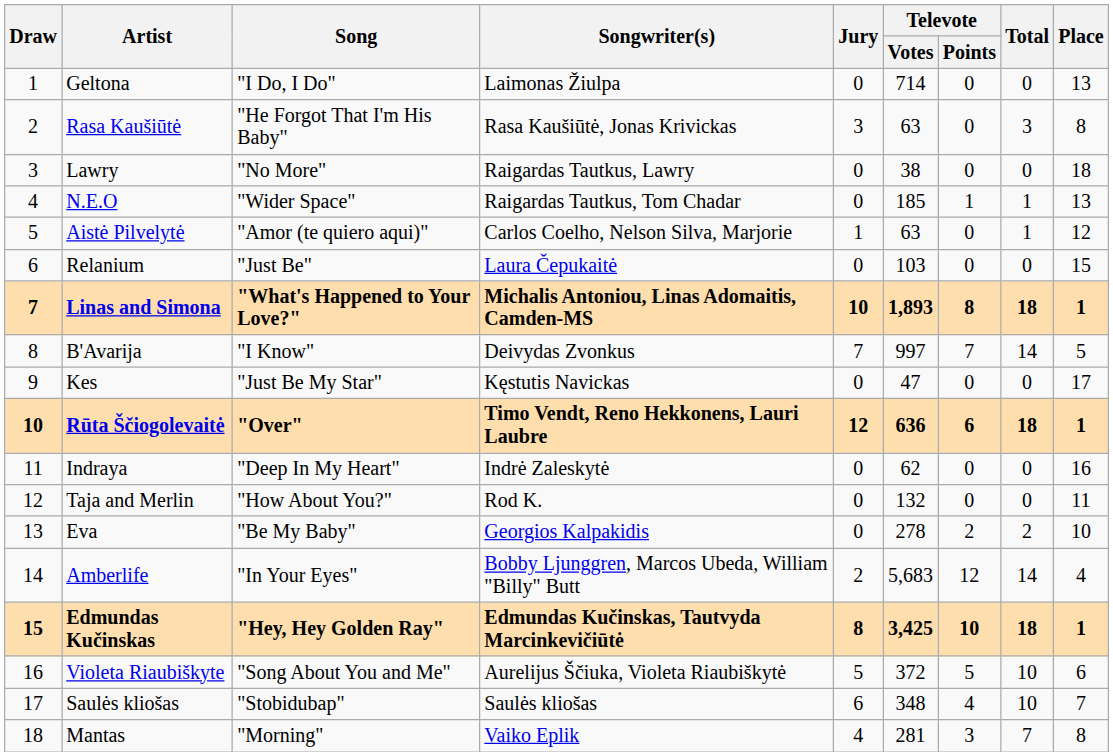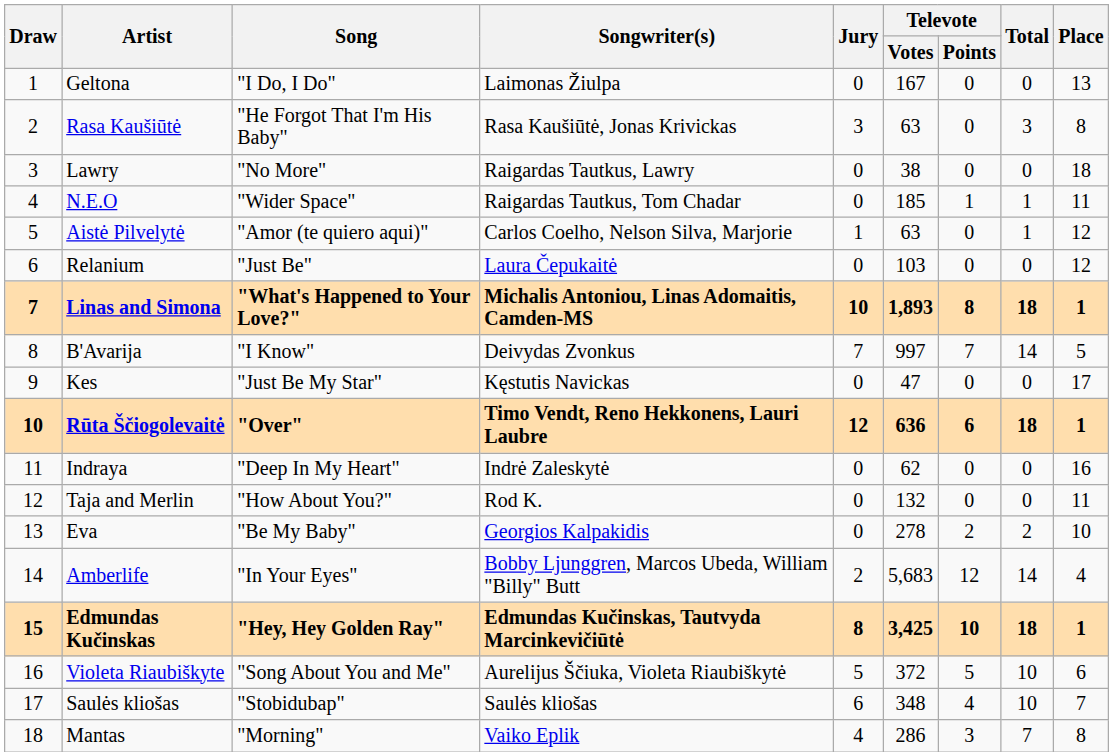(911, 83) 714 -> (911, 83) 167
(1081, 201) 13 -> (1081, 201) 11
(1081, 264) 15 -> (1081, 264) 12
(911, 735) 281 -> (911, 735) 286
